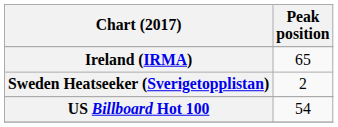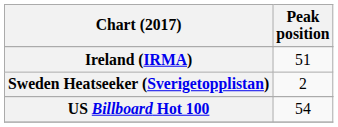(303, 59) 65 -> (303, 59) 51
